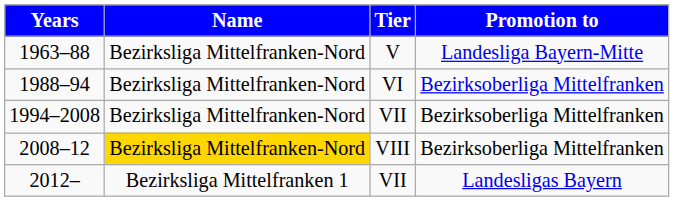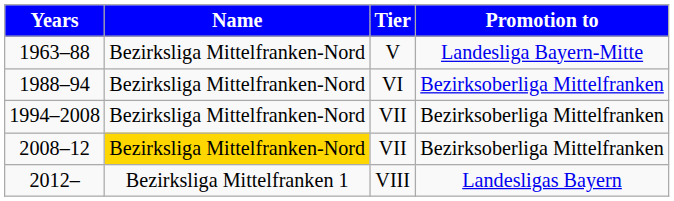(393, 148) VIII -> (393, 148) VII
(393, 180) VII -> (393, 180) VIII
